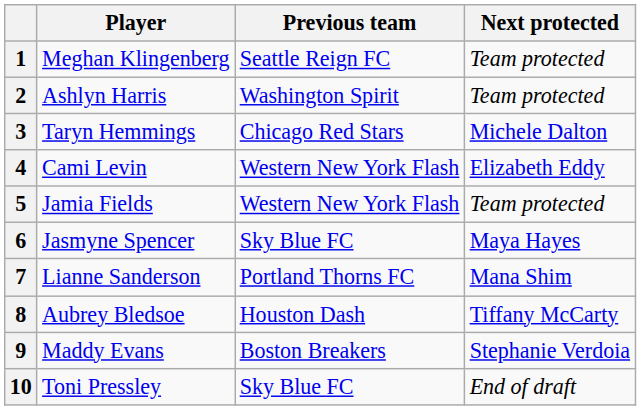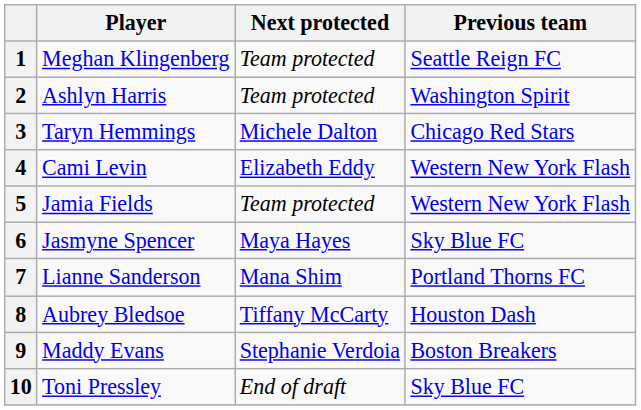columns swapped: (350, 22) <-> (550, 22)
